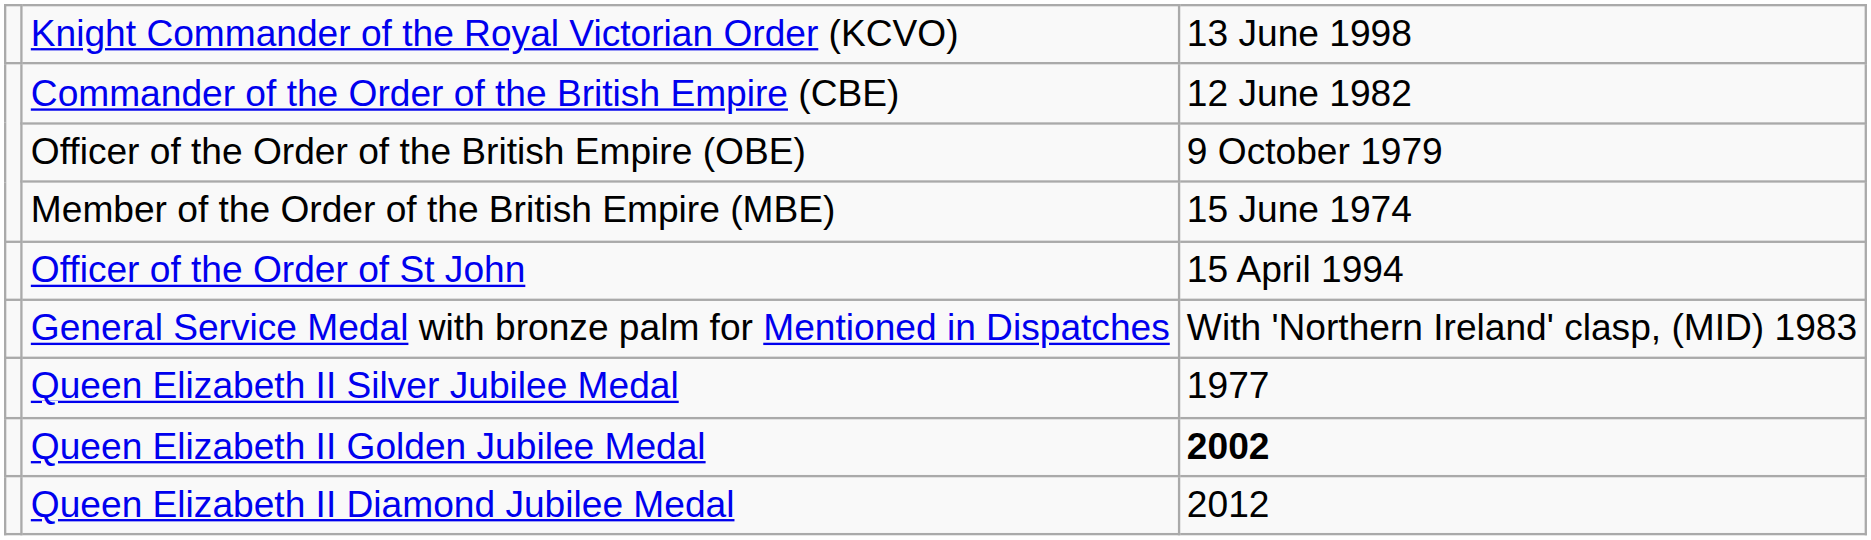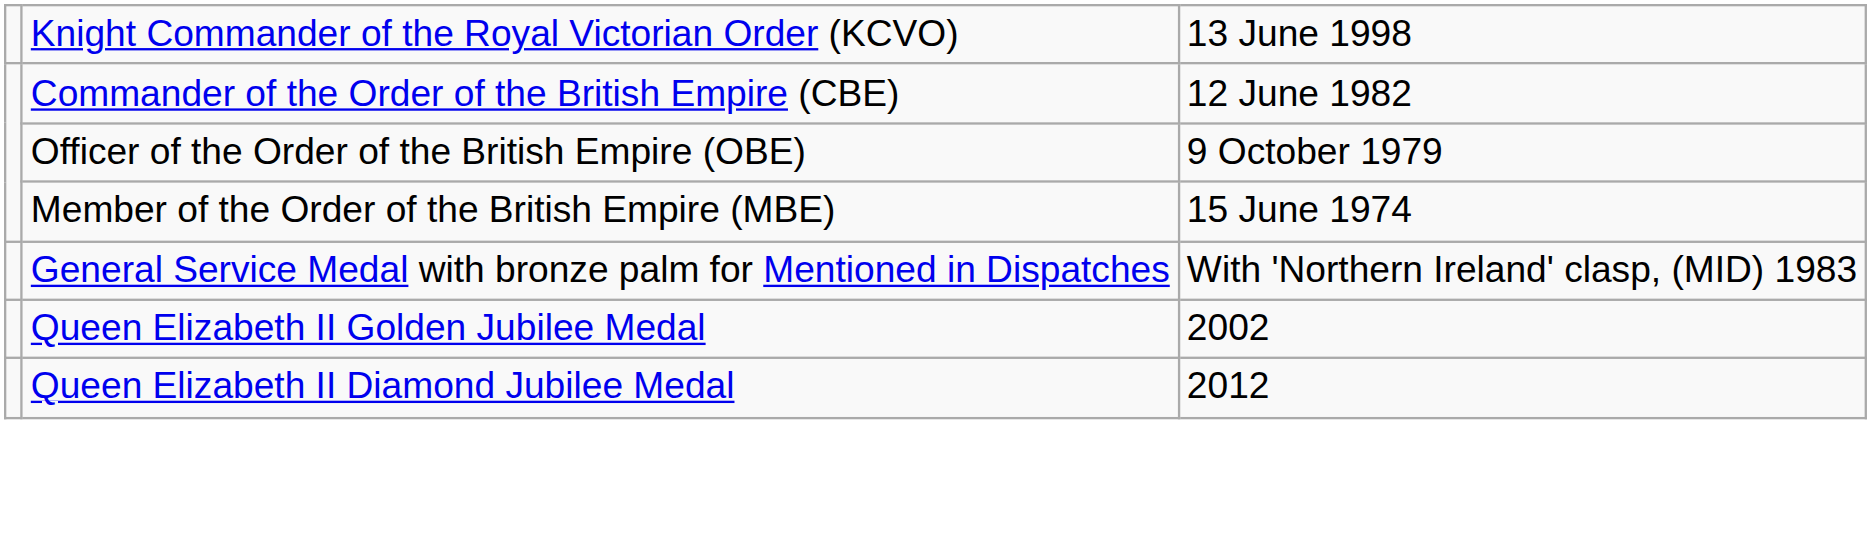- row: (278, 269)
- row: (355, 387)
(1228, 446) bold -> (1228, 328) normal
